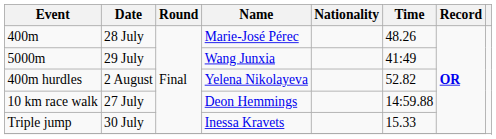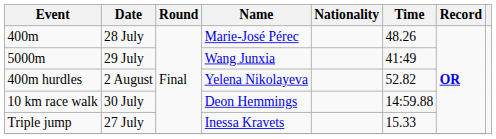(124, 101) 27 July -> (124, 101) 30 July
(124, 123) 30 July -> (124, 123) 27 July
